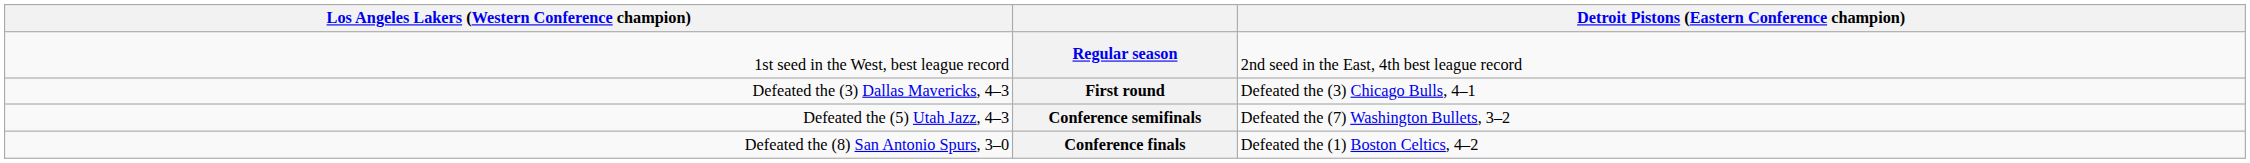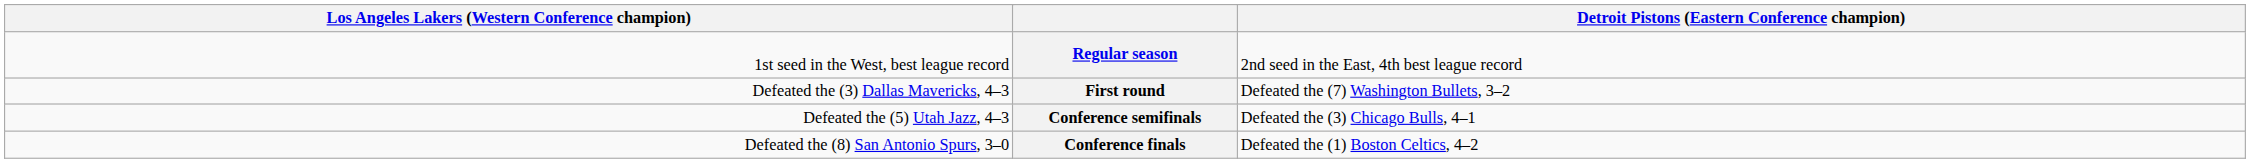(1358, 91) Defeated the (3) Chicago Bulls, 4–1 -> (1376, 91) Defeated the (7) Washington Bullets, 3–2
(1376, 118) Defeated the (7) Washington Bullets, 3–2 -> (1358, 118) Defeated the (3) Chicago Bulls, 4–1
